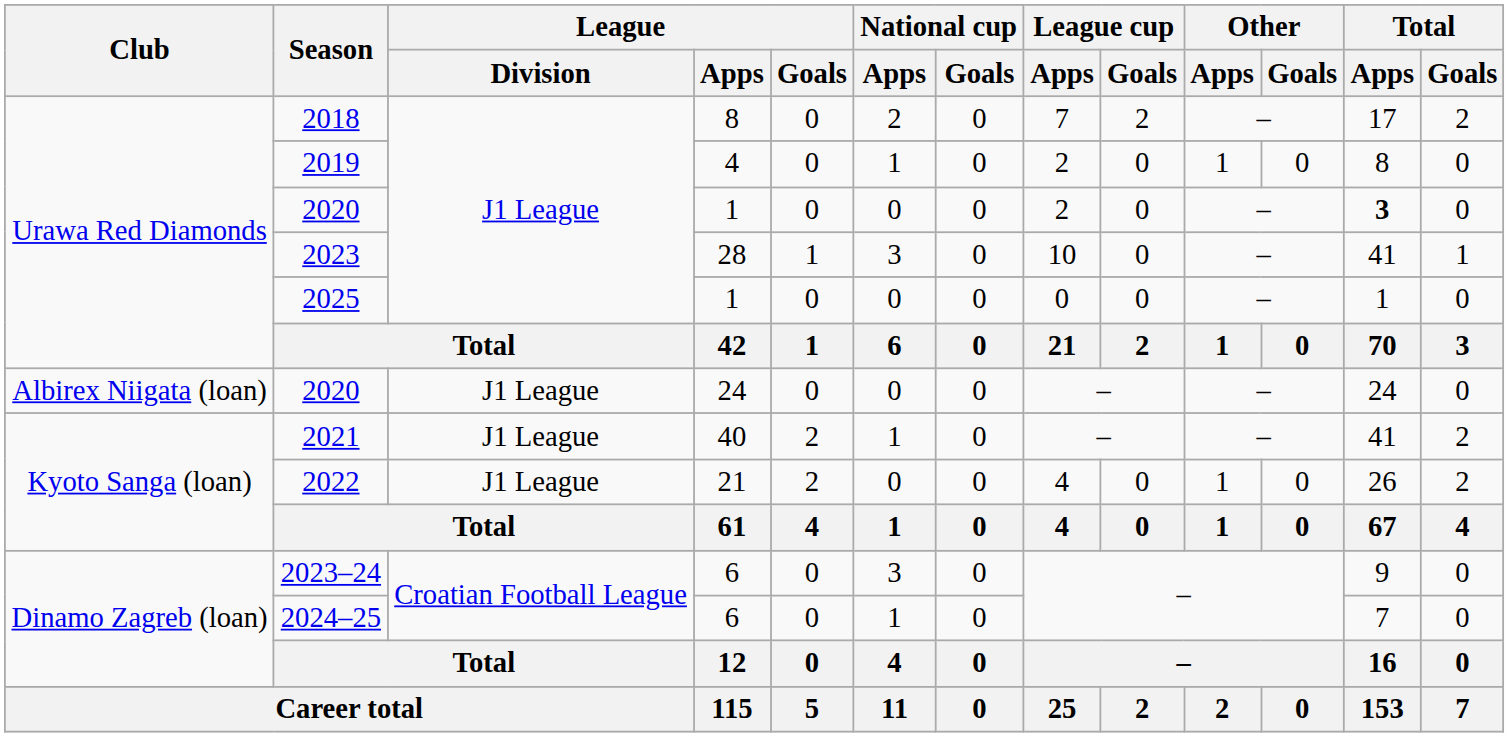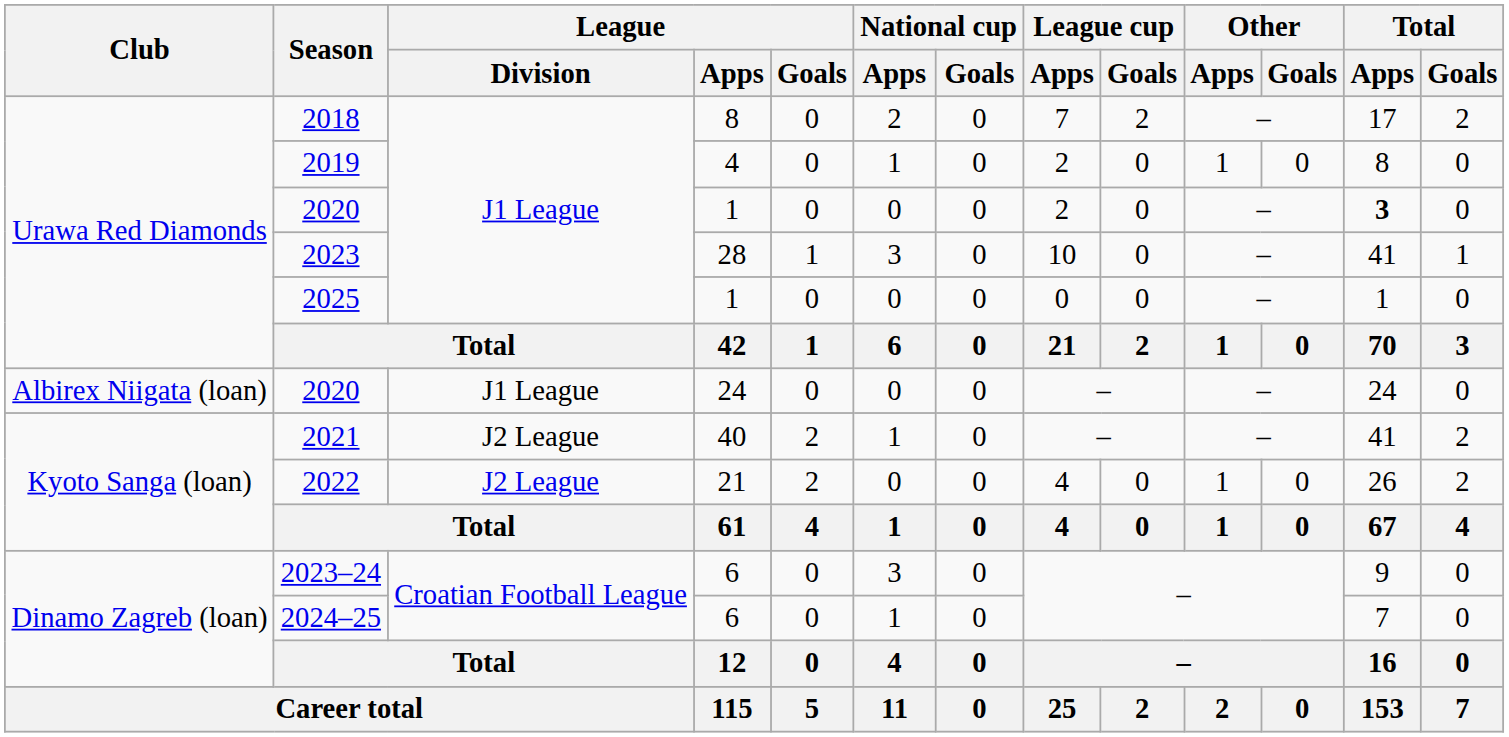(541, 436) J1 League -> (541, 436) J2 League
(541, 481) J1 League -> (541, 481) J2 League
